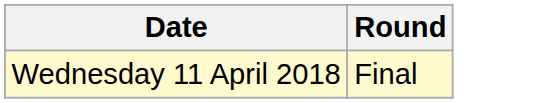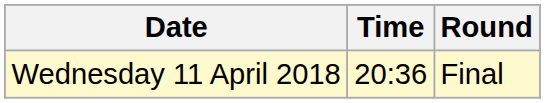+ column: (391, 27)
